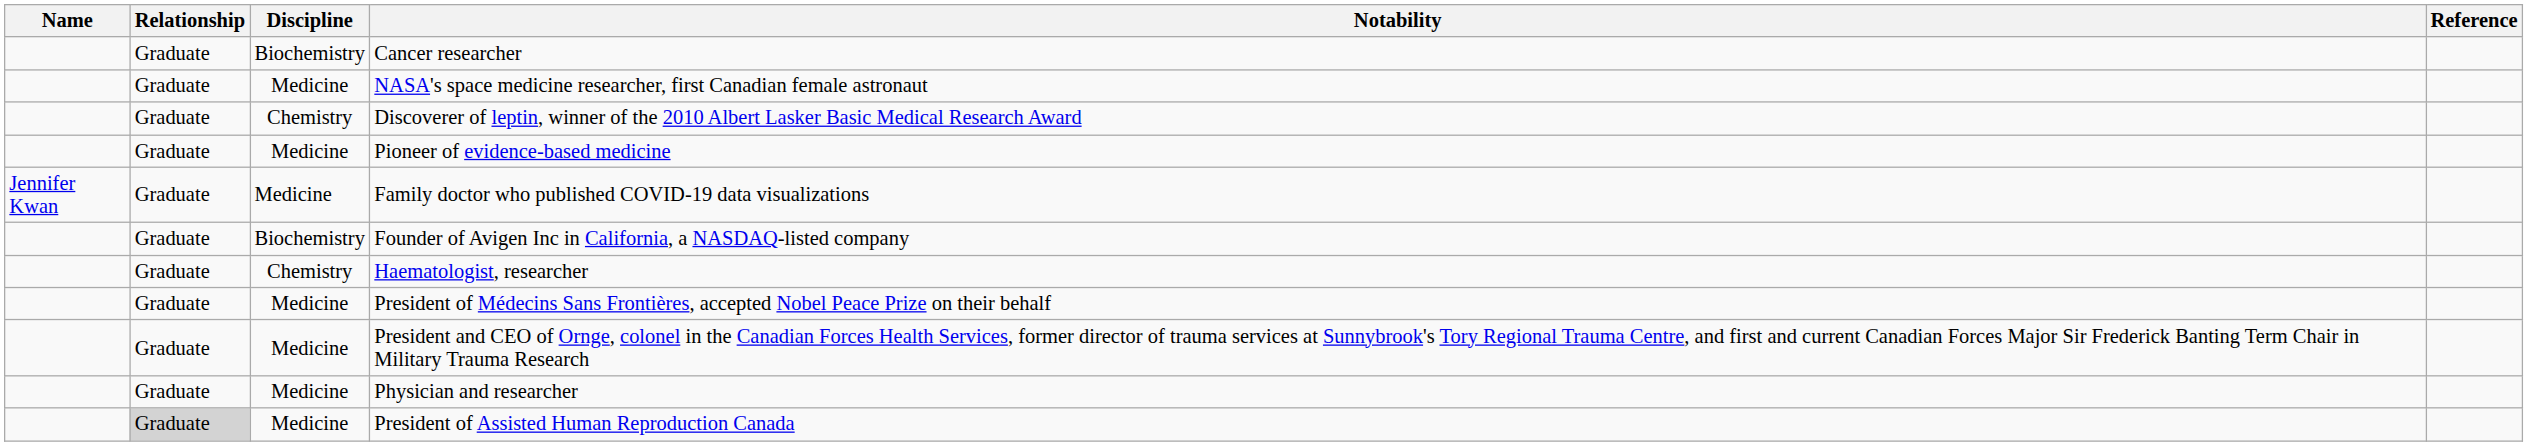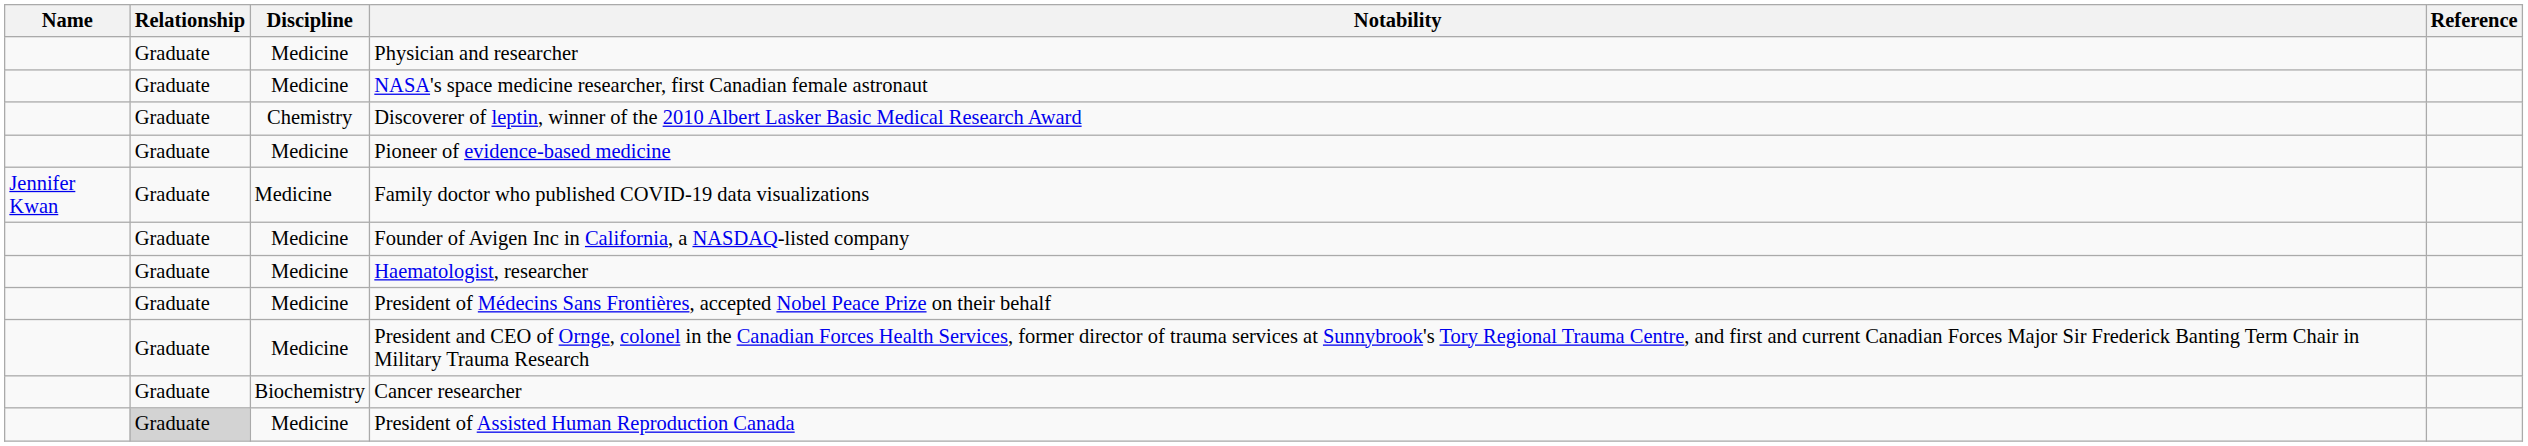rows swapped: (448, 53) <-> (476, 391)
(310, 238) Biochemistry -> (310, 238) Medicine
(310, 271) Chemistry -> (310, 271) Medicine
